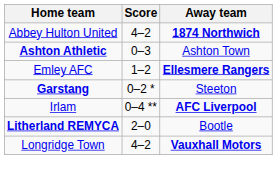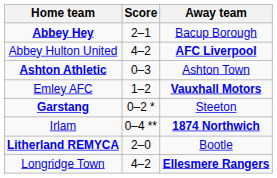+ row: (63, 32)
(216, 32) 1874 Northwich -> (216, 51) AFC Liverpool
(216, 70) Ellesmere Rangers -> (216, 88) Vauxhall Motors
(216, 107) AFC Liverpool -> (216, 126) 1874 Northwich
(216, 145) Vauxhall Motors -> (216, 164) Ellesmere Rangers
